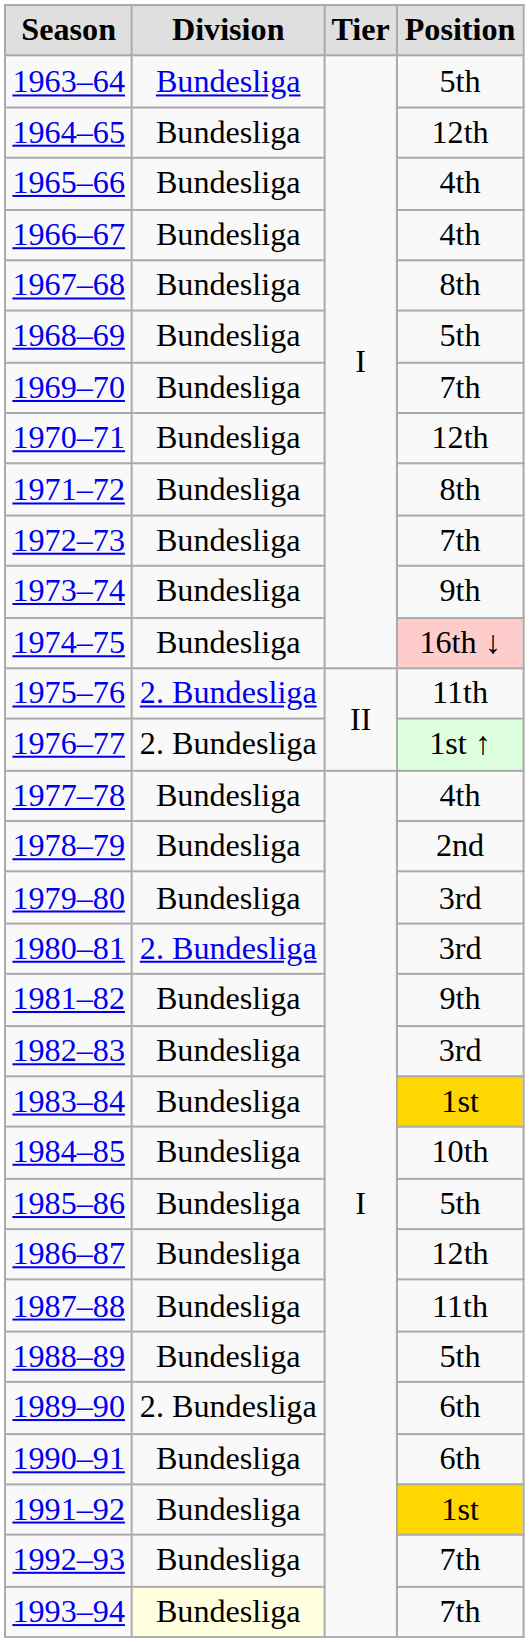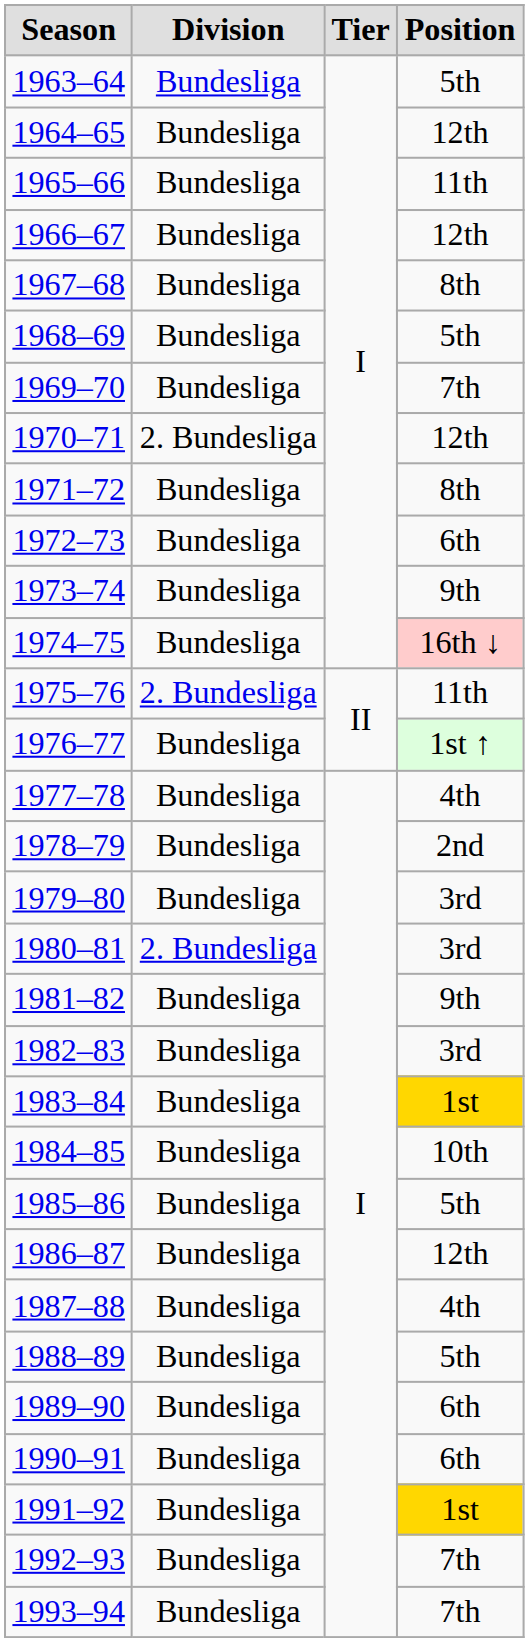(460, 183) 4th -> (460, 183) 11th
(460, 234) 4th -> (460, 234) 12th
(228, 438) Bundesliga -> (228, 438) 2. Bundesliga
(460, 540) 7th -> (460, 540) 6th
(228, 744) 2. Bundesliga -> (228, 744) Bundesliga
(460, 1305) 11th -> (460, 1305) 4th
(228, 1407) 2. Bundesliga -> (228, 1407) Bundesliga
(228, 1611) lightyellow background -> (228, 1611) no background
